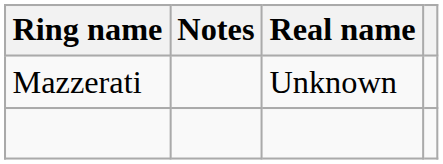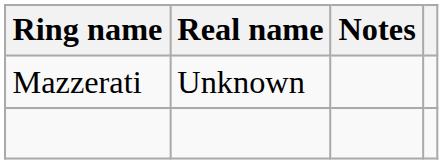columns swapped: (343, 30) <-> (216, 30)
